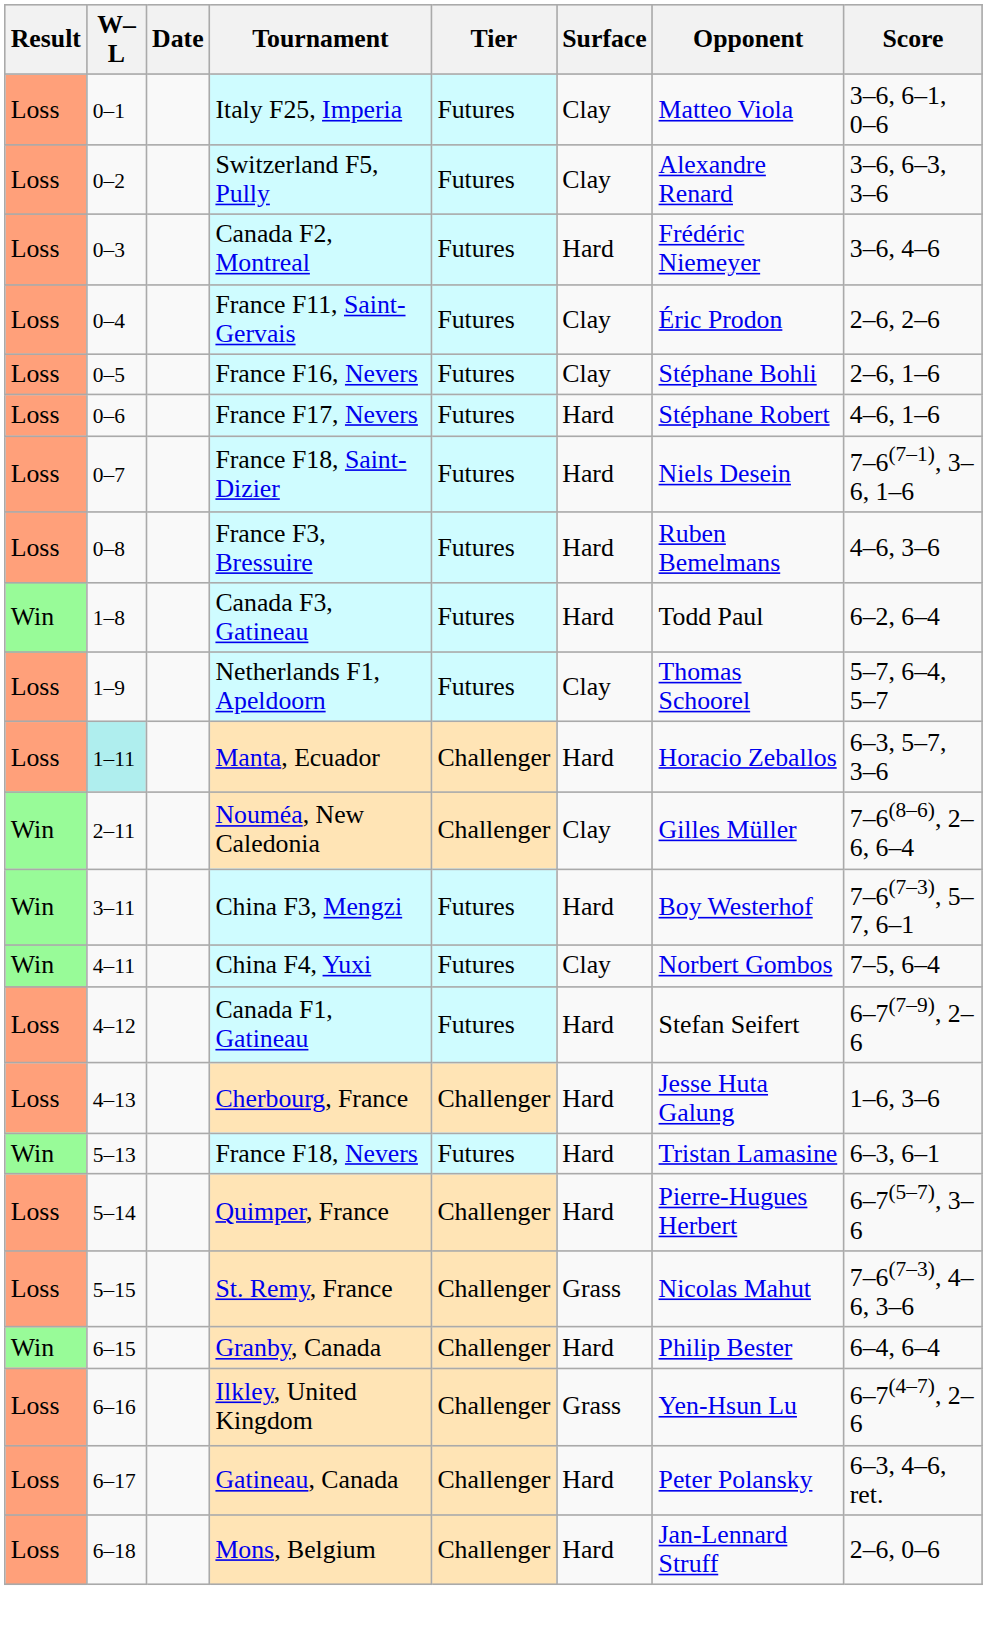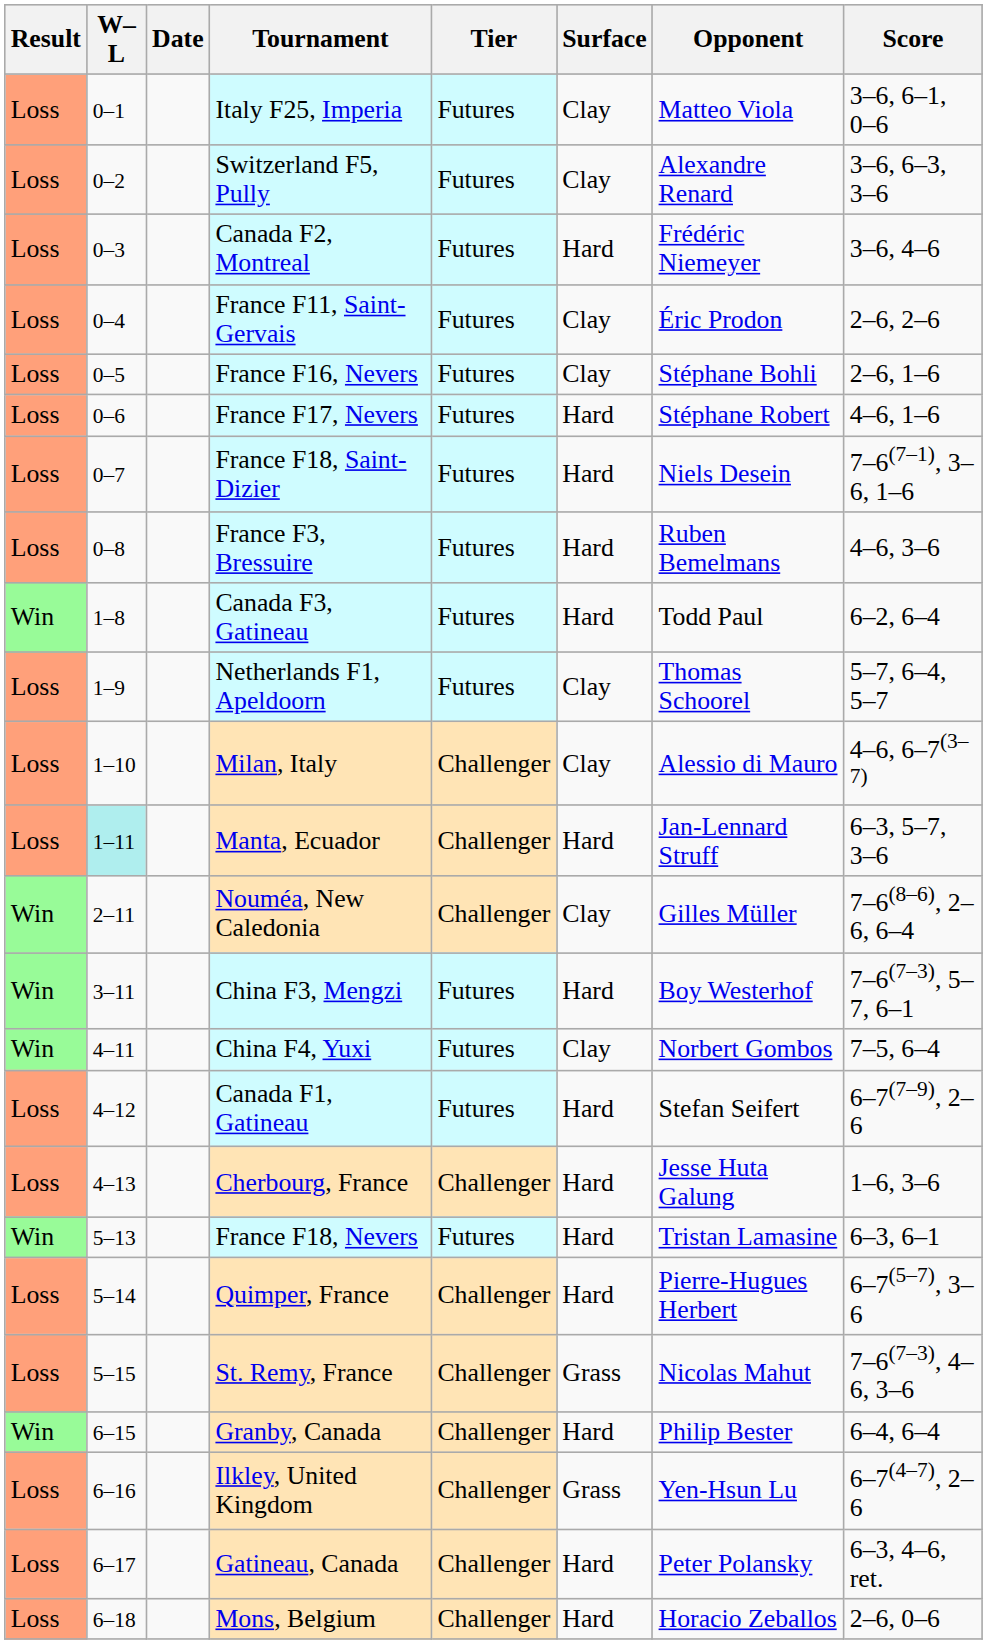+ row: (276, 763)
(748, 756) Horacio Zeballos -> (723, 840) Jan-Lennard Struff
(723, 1549) Jan-Lennard Struff -> (748, 1618) Horacio Zeballos
